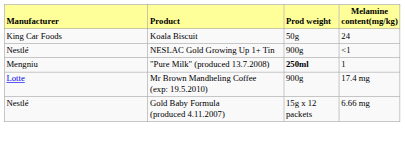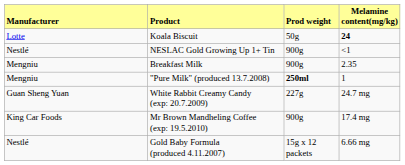(34, 35) King Car Foods -> (16, 35) Lotte
(346, 35) normal -> (346, 35) bold
+ row: (176, 64)
+ row: (201, 98)
(16, 78) Lotte -> (34, 117) King Car Foods
